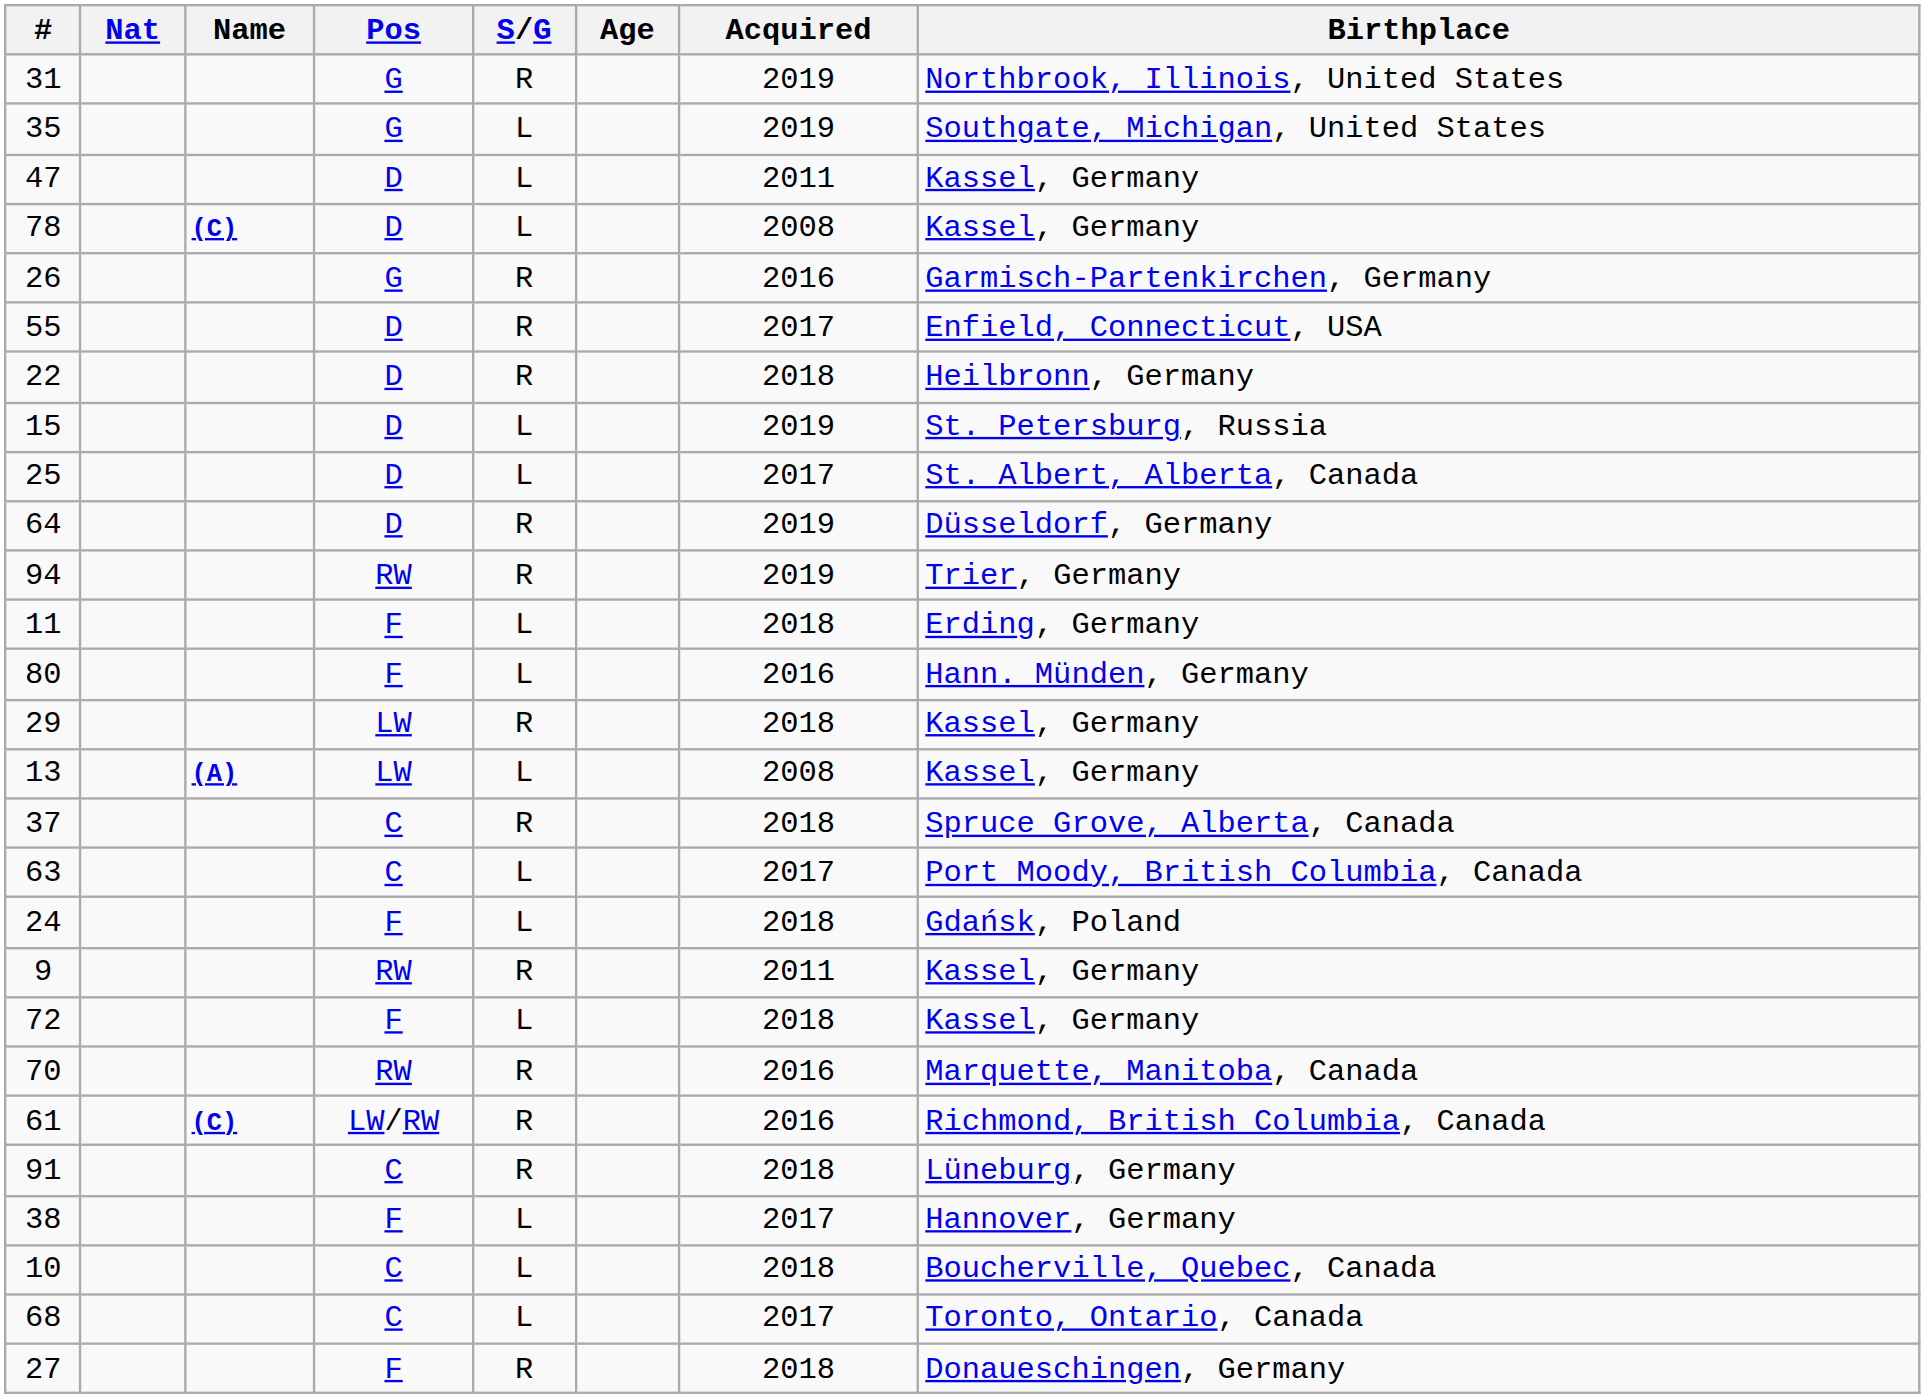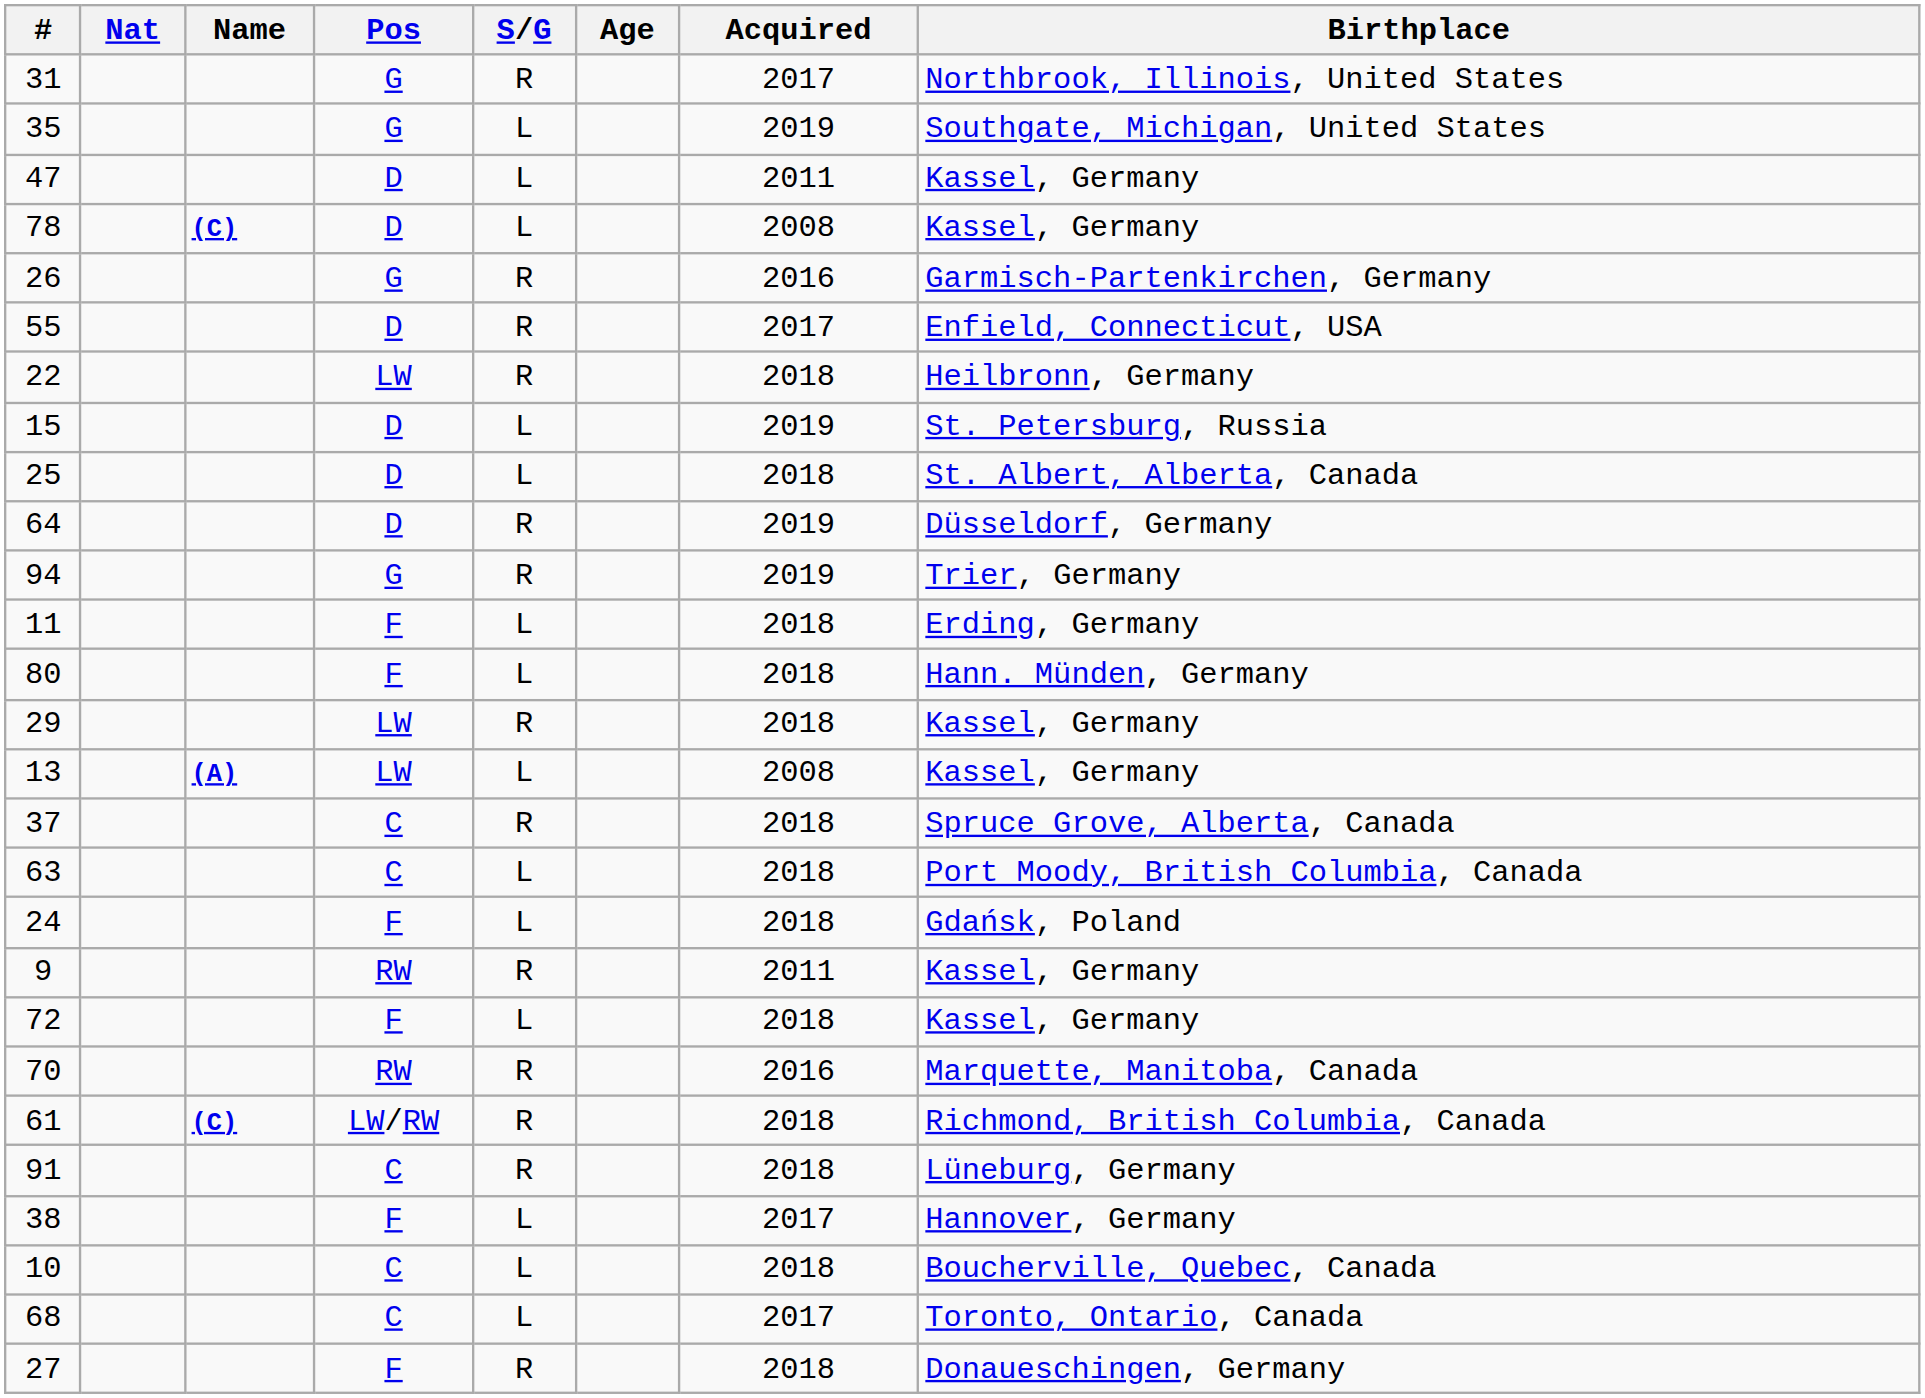(798, 80) 2019 -> (798, 80) 2017
(394, 377) D -> (394, 377) LW
(798, 476) 2017 -> (798, 476) 2018
(394, 575) RW -> (394, 575) G
(798, 674) 2016 -> (798, 674) 2018
(798, 873) 2017 -> (798, 873) 2018
(798, 1121) 2016 -> (798, 1121) 2018
